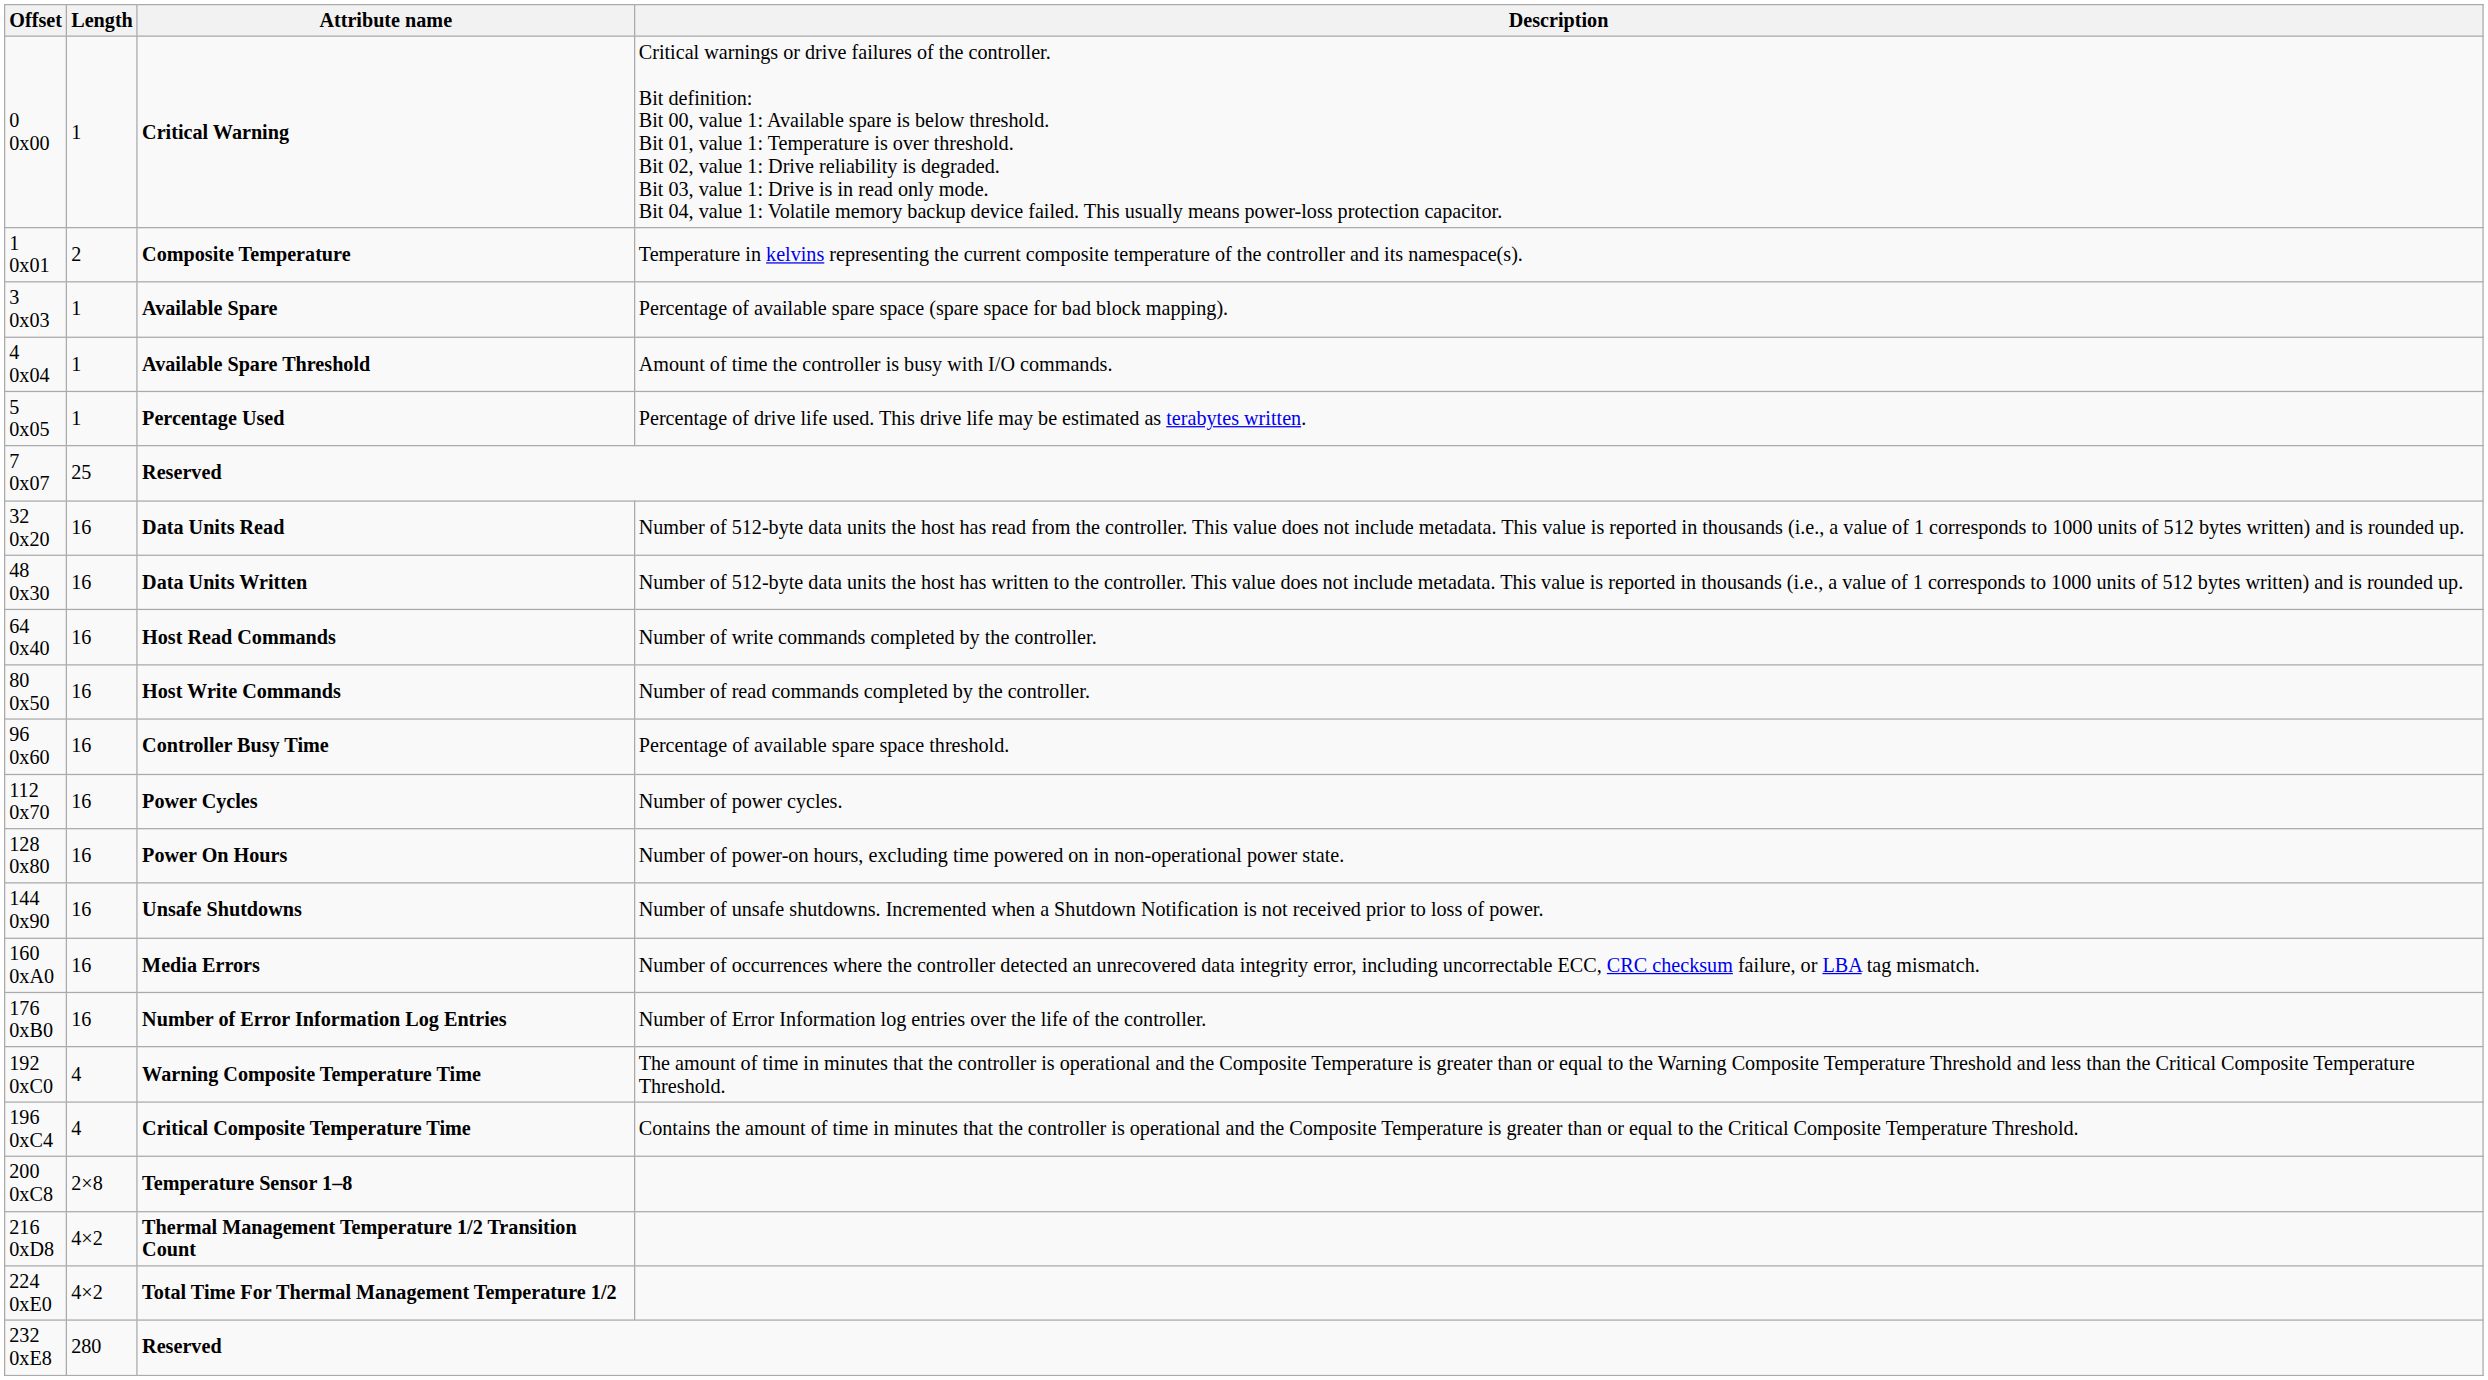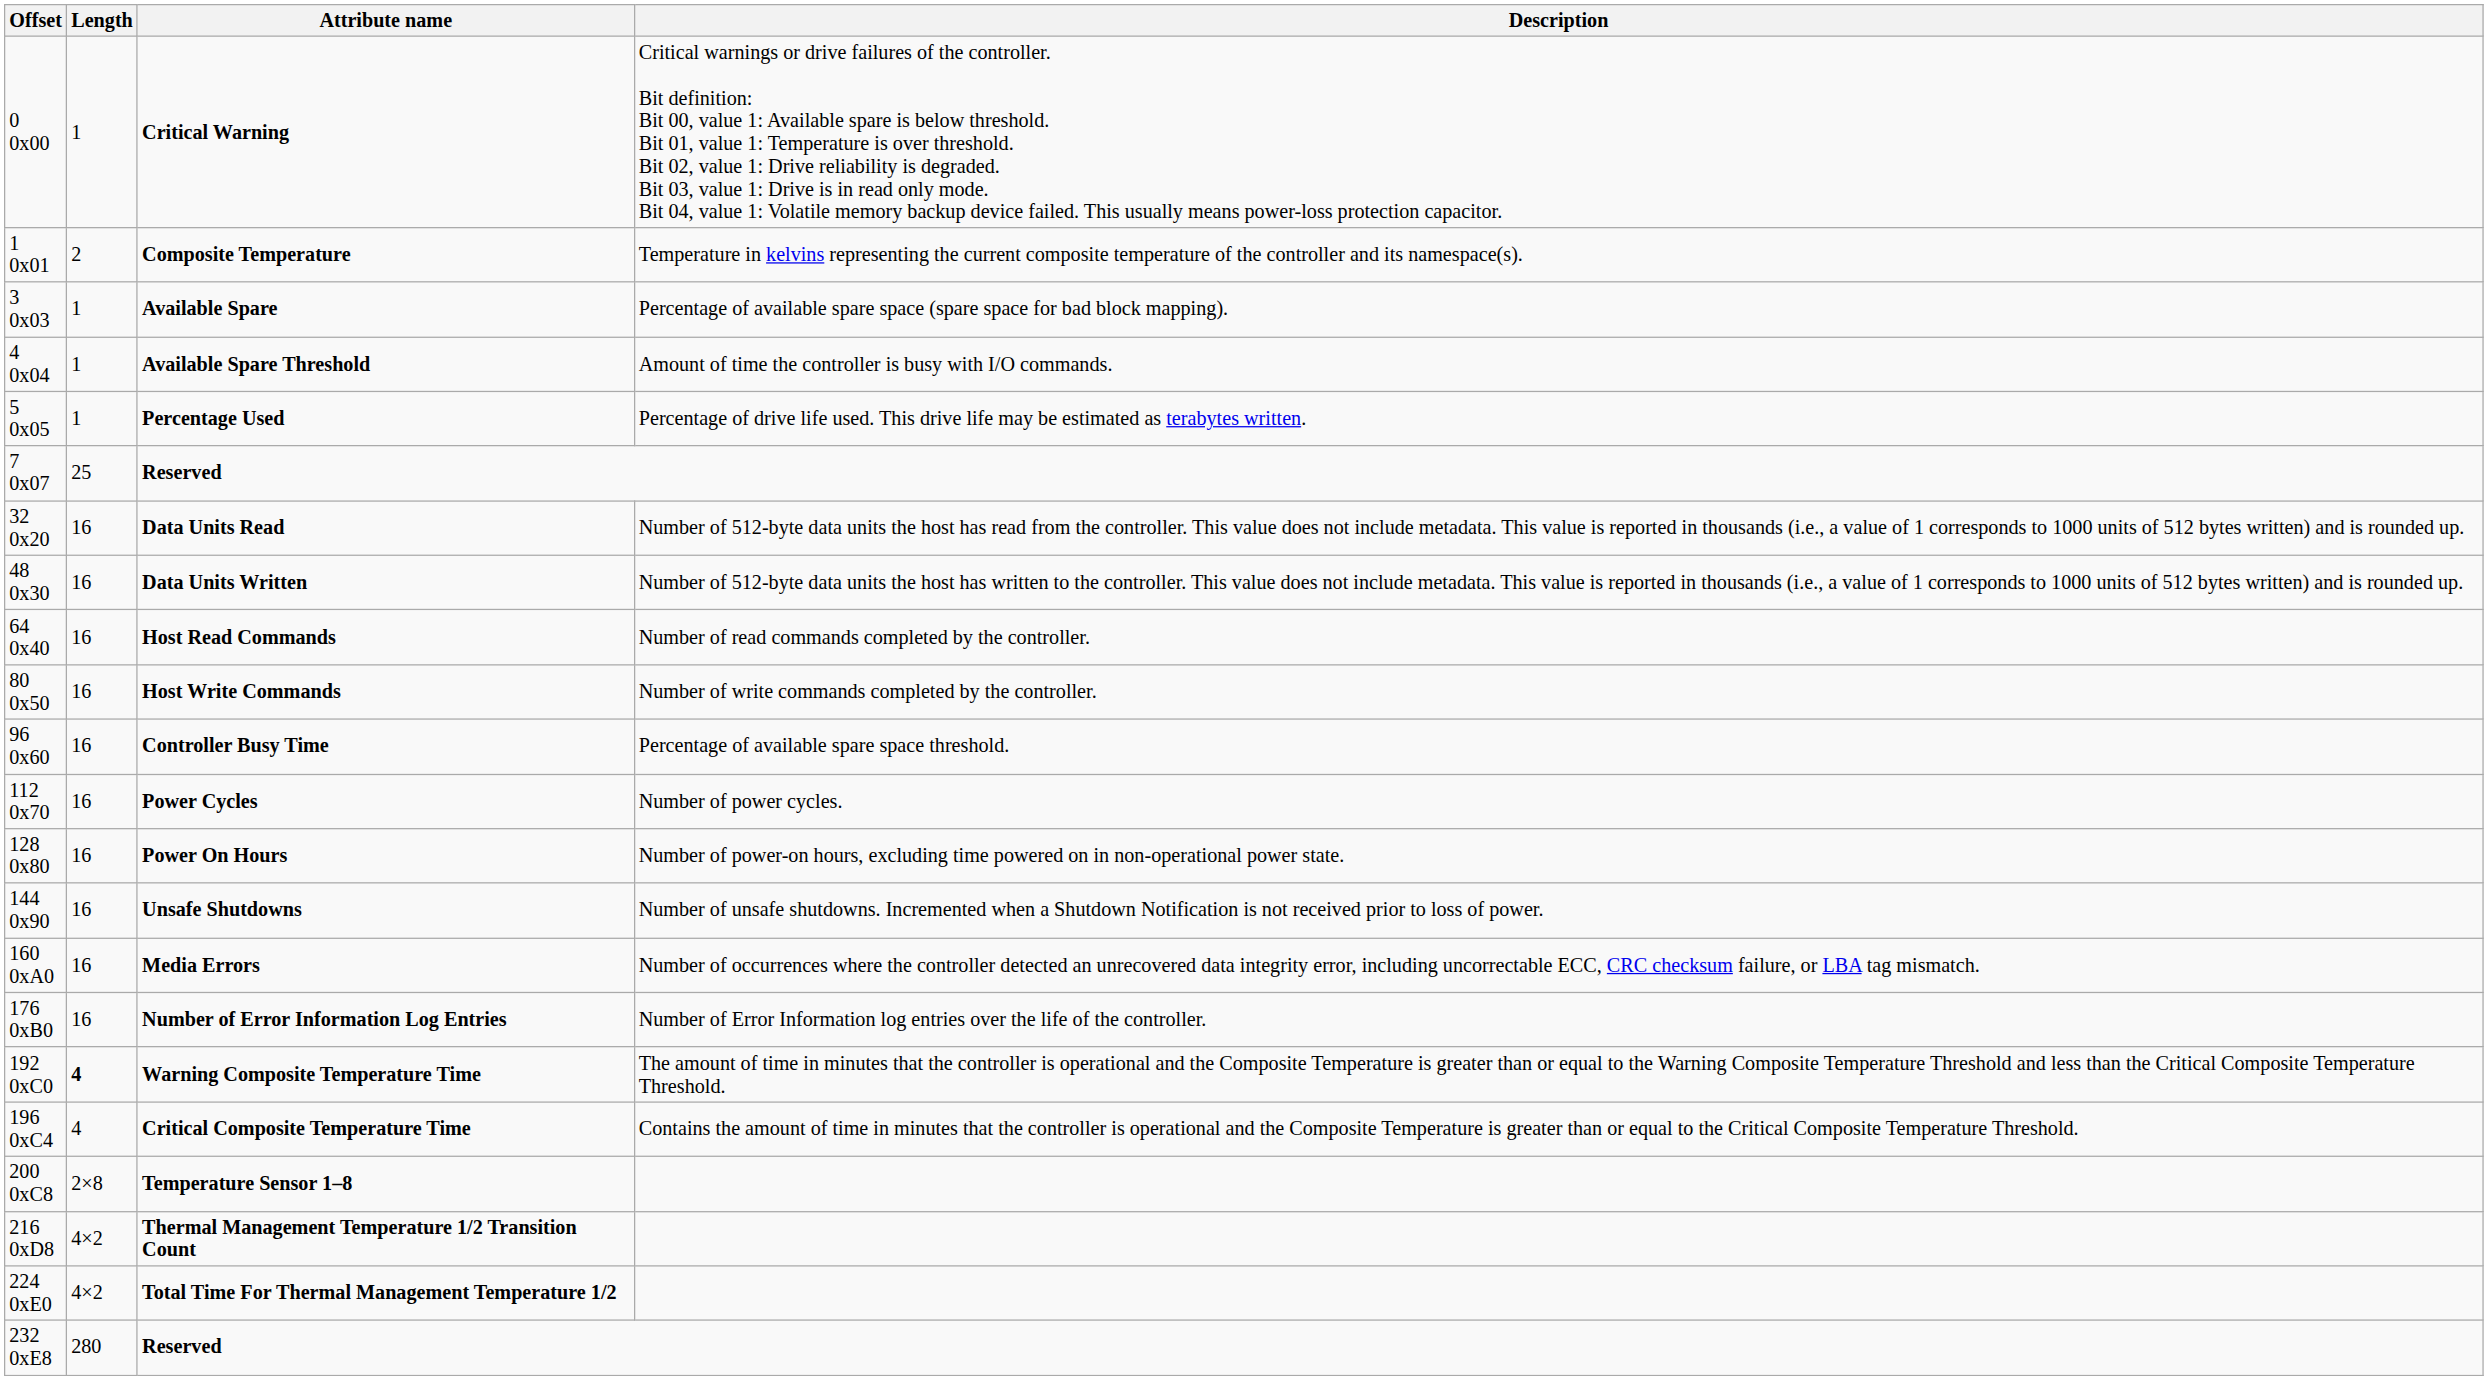(868, 637) Number of write commands completed by the controller. -> (864, 637) Number of read commands completed by the controller.
(864, 691) Number of read commands completed by the controller. -> (868, 691) Number of write commands completed by the controller.
(76, 1074) normal -> (76, 1074) bold
